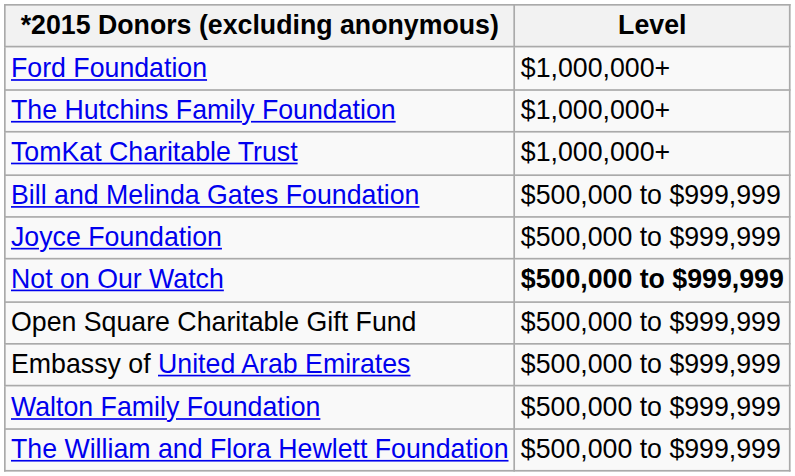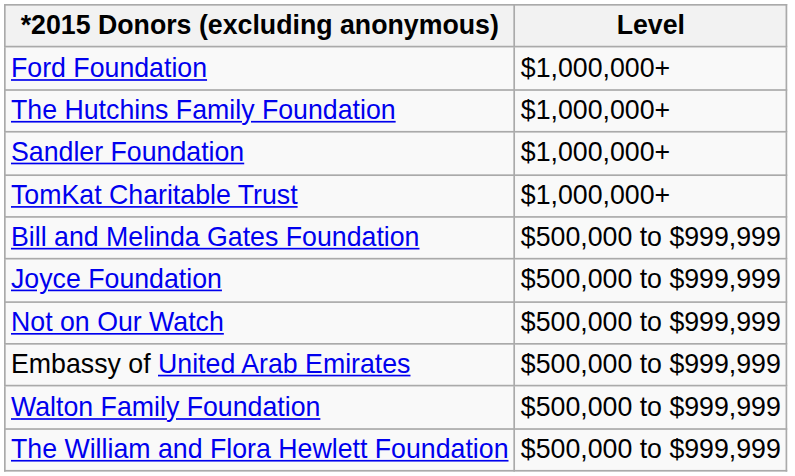+ row: (128, 152)
(652, 279) bold -> (651, 322) normal
- row: (214, 322)
